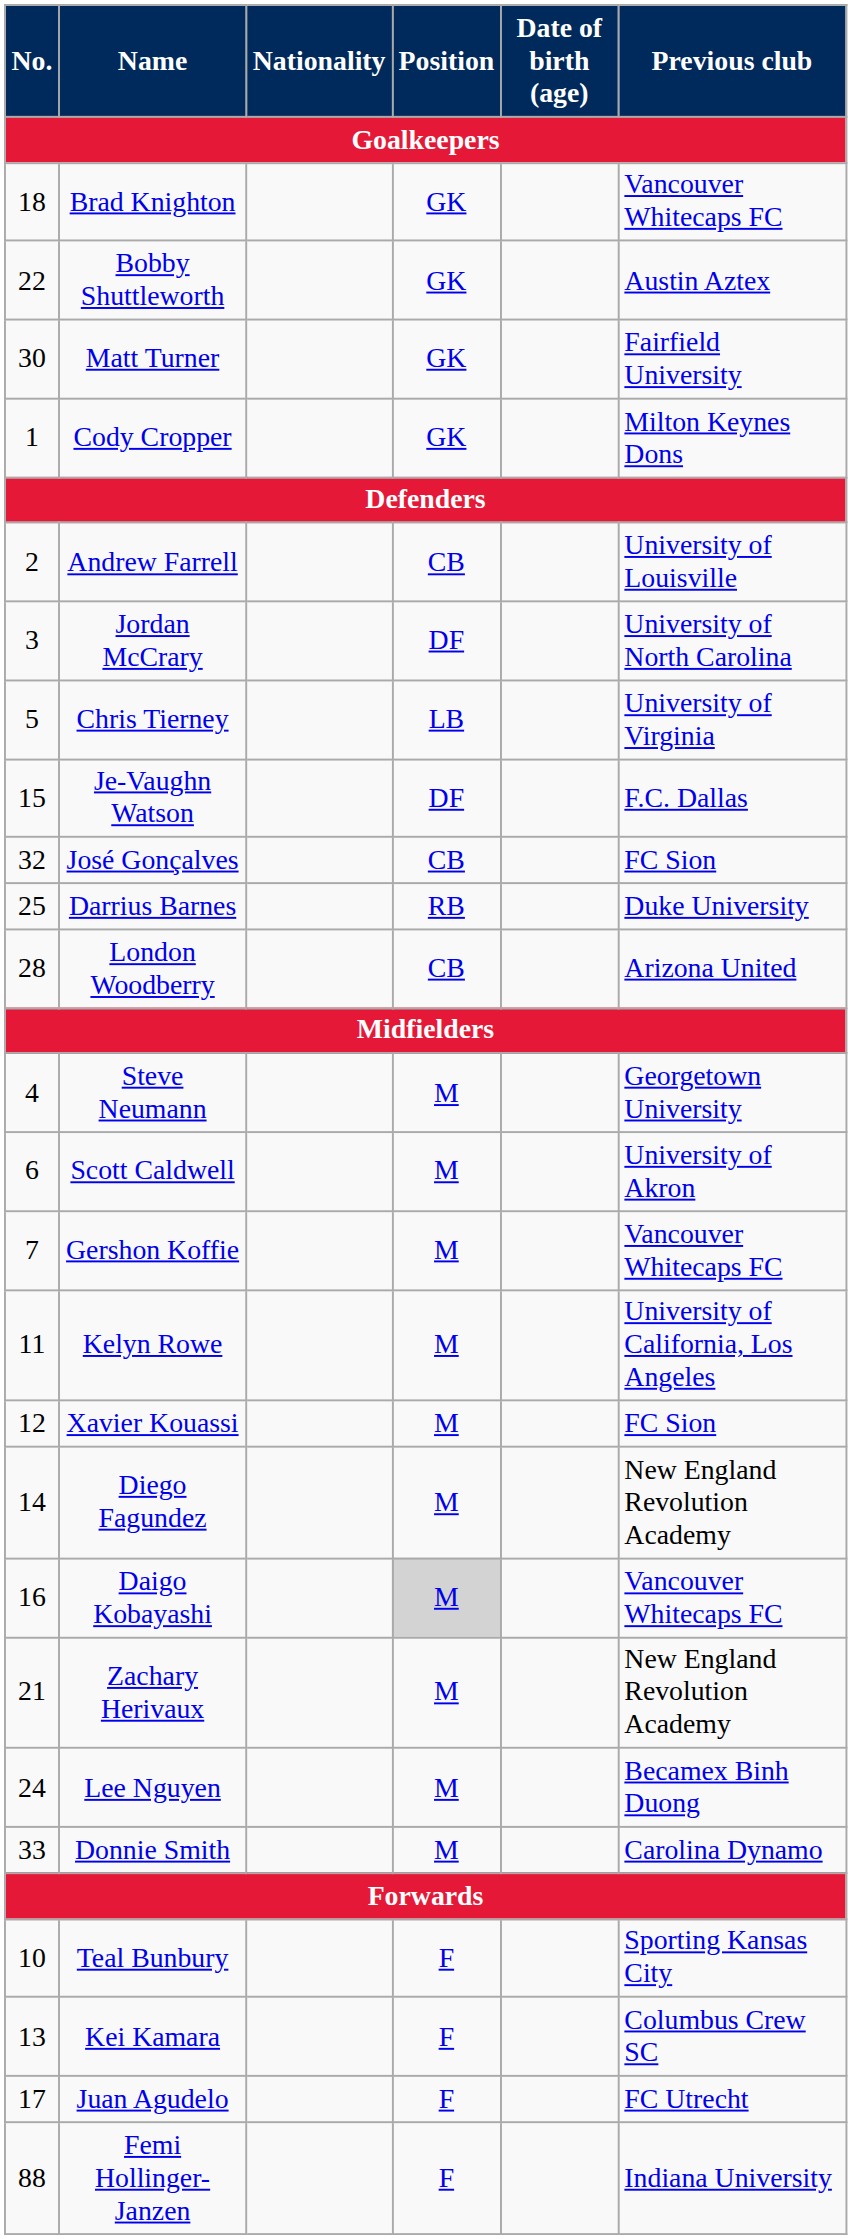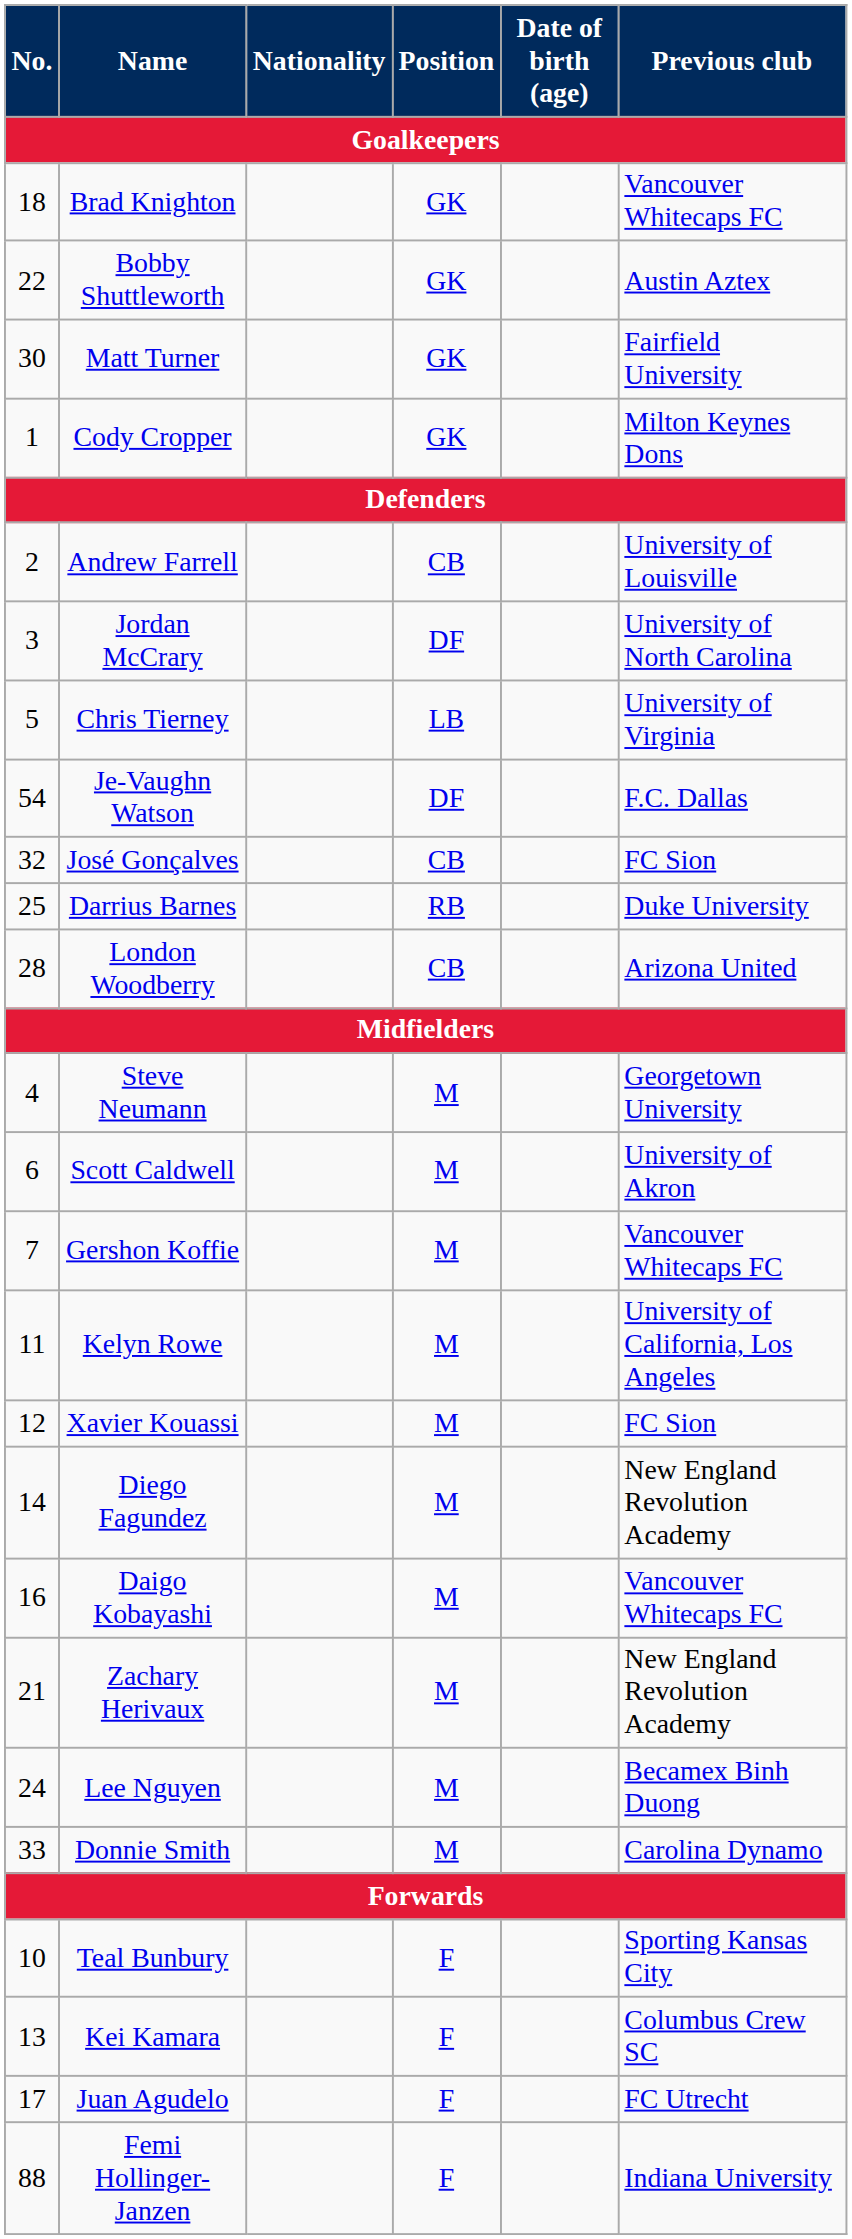(32, 797) 15 -> (32, 797) 54
(446, 1597) lightgrey background -> (446, 1597) no background
